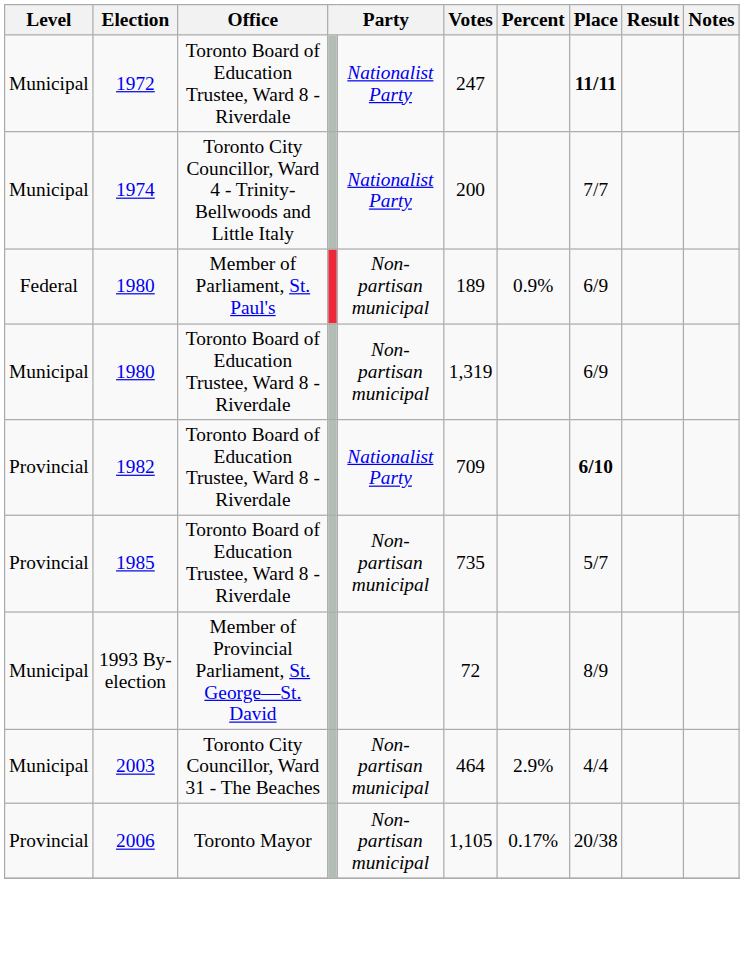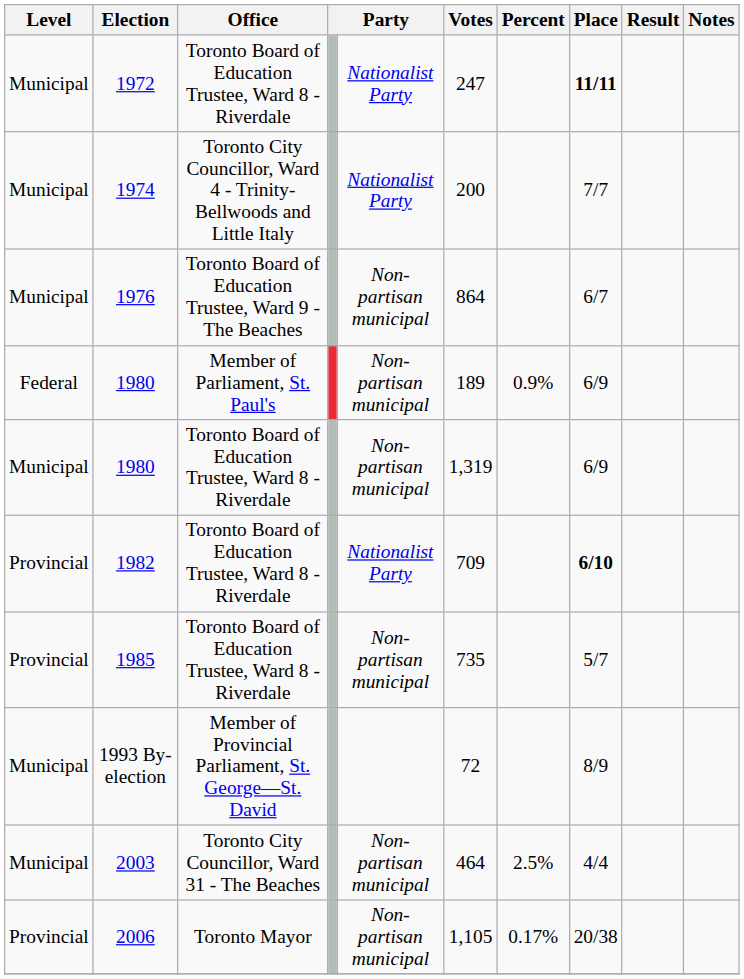+ row: (135, 297)
(533, 766) 2.9% -> (533, 862) 2.5%
